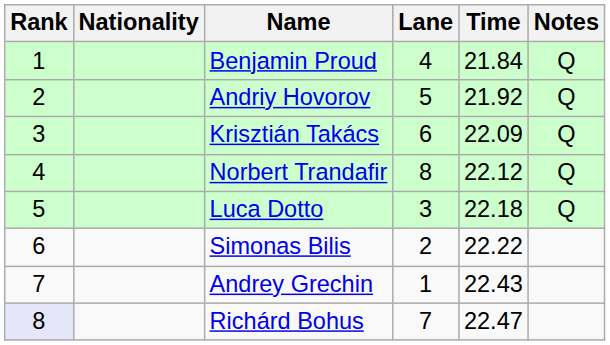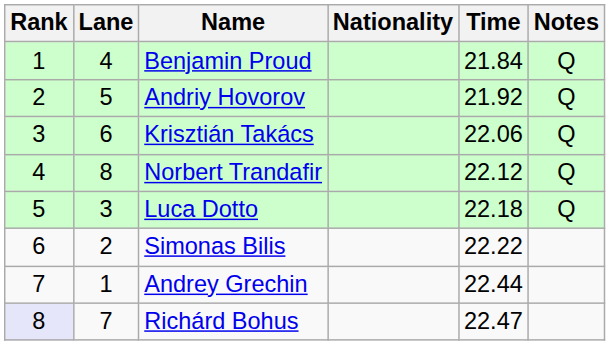columns swapped: (426, 23) <-> (139, 23)
(493, 135) 22.09 -> (493, 135) 22.06
(493, 284) 22.43 -> (493, 284) 22.44
